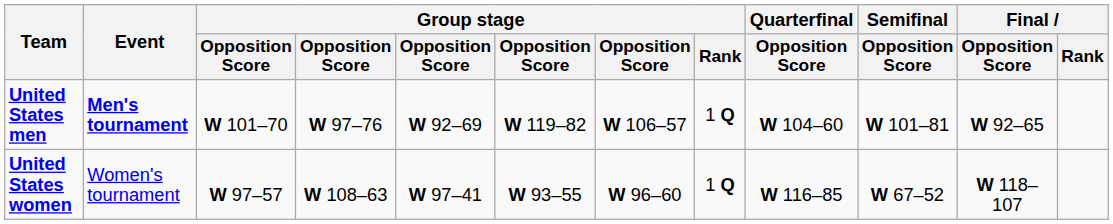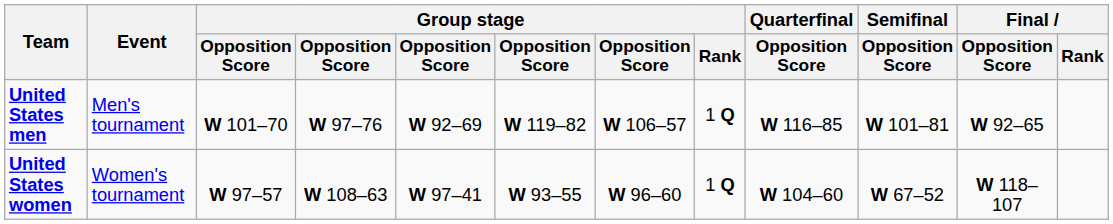(138, 115) bold -> (138, 115) normal
(802, 125) W 104–60 -> (801, 125) W 116–85
(802, 195) W 116–85 -> (801, 195) W 104–60
